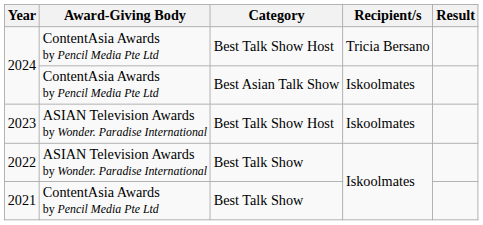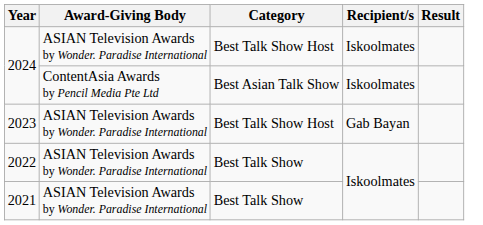(101, 46) ContentAsia Awards by Pencil Media Pte Ltd -> (125, 46) ASIAN Television Awards by Wonder. Paradise International
(388, 46) Tricia Bersano -> (380, 46) Iskoolmates
(380, 123) Iskoolmates -> (378, 123) Gab Bayan
(101, 200) ContentAsia Awards by Pencil Media Pte Ltd -> (125, 200) ASIAN Television Awards by Wonder. Paradise International
